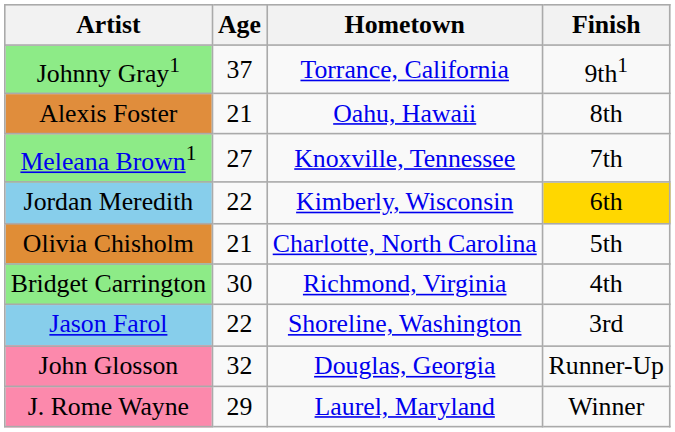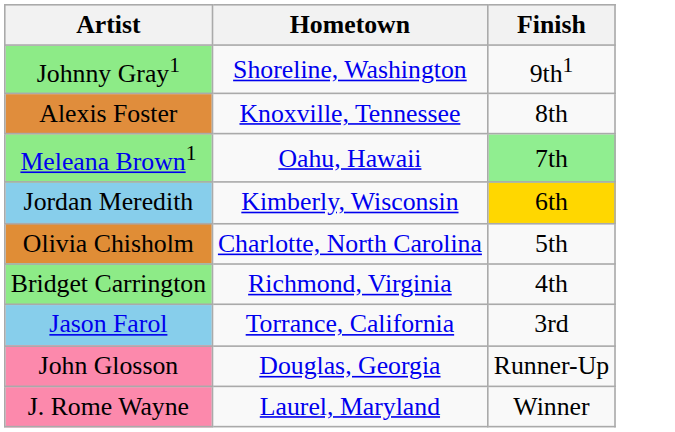- column: (239, 24)
(405, 69) Torrance, California -> (350, 69) Shoreline, Washington
(405, 113) Oahu, Hawaii -> (350, 113) Knoxville, Tennessee
(405, 157) Knoxville, Tennessee -> (350, 157) Oahu, Hawaii
(606, 157) no background -> (551, 157) lightgreen background
(405, 324) Shoreline, Washington -> (350, 324) Torrance, California
